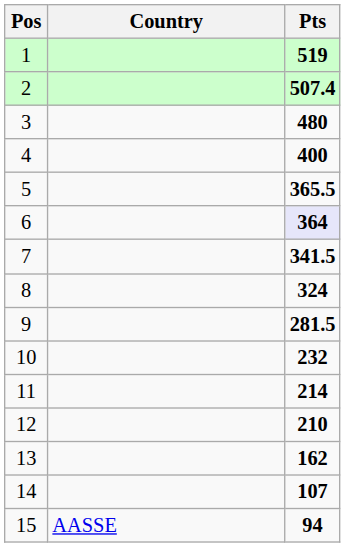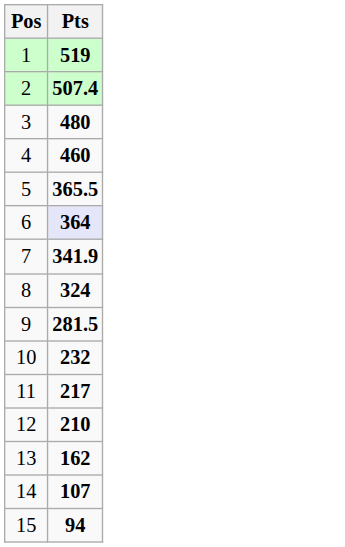- column: (166, 21)
(313, 155) 400 -> (75, 155) 460
(313, 256) 341.5 -> (75, 256) 341.9
(313, 390) 214 -> (75, 390) 217
